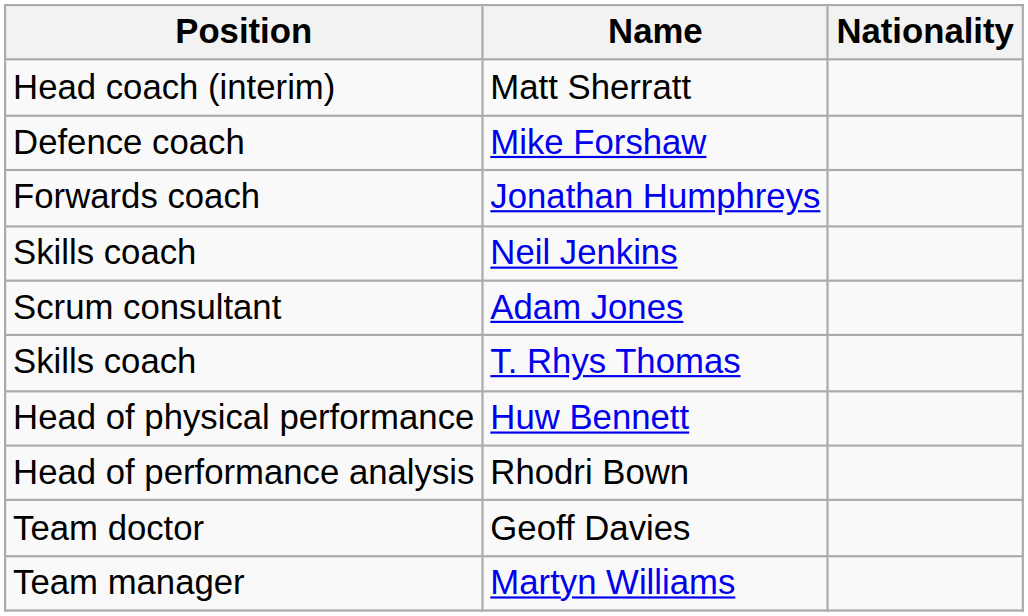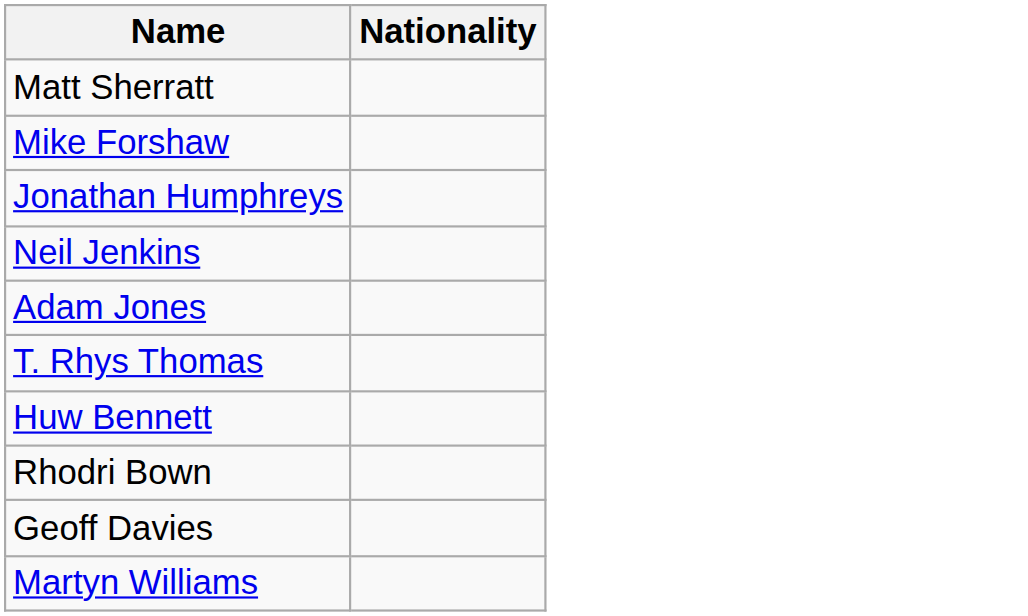- column: (244, 32)
